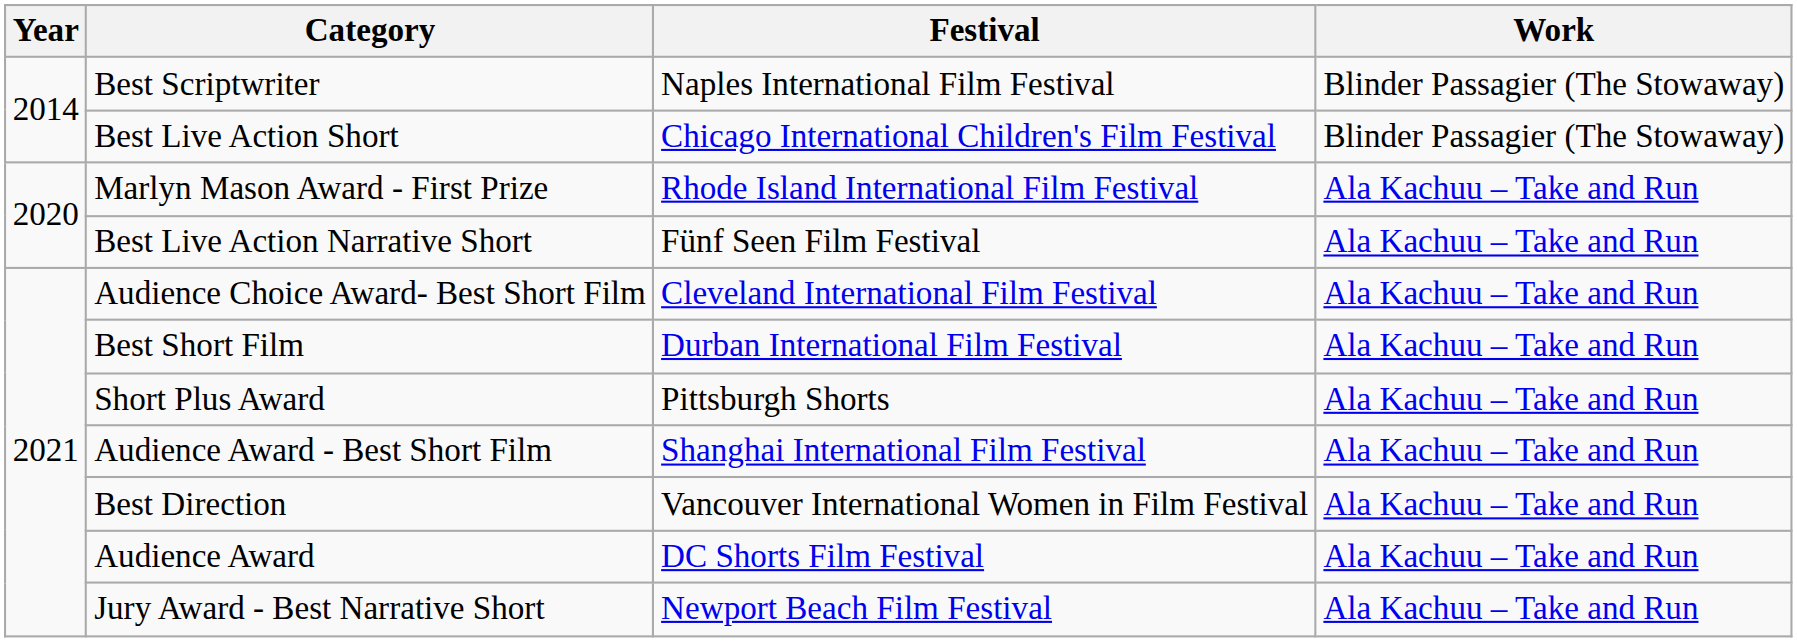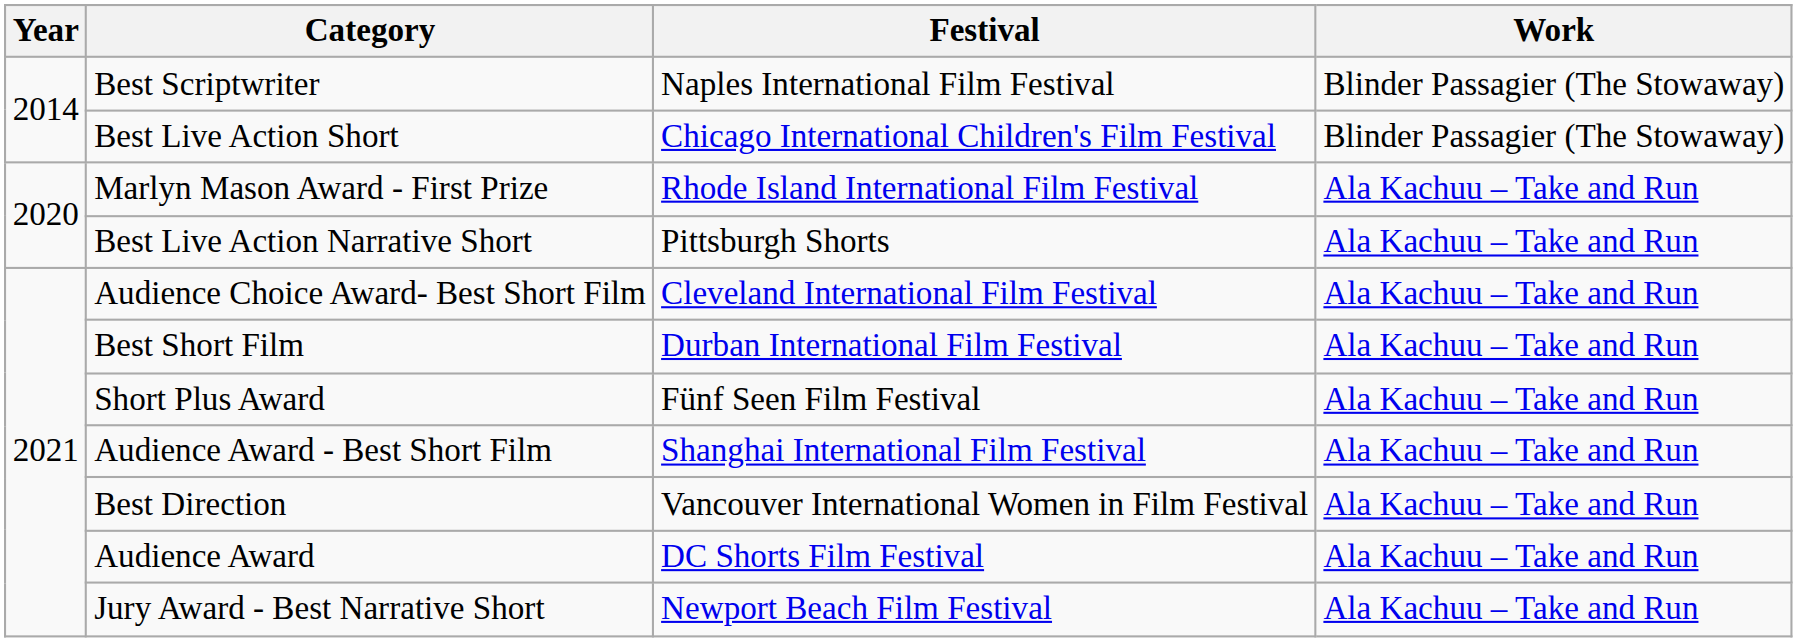(821, 240) Fünf Seen Film Festival -> (775, 240) Pittsburgh Shorts
(775, 398) Pittsburgh Shorts -> (821, 398) Fünf Seen Film Festival
